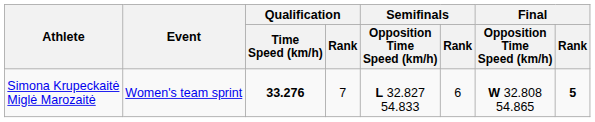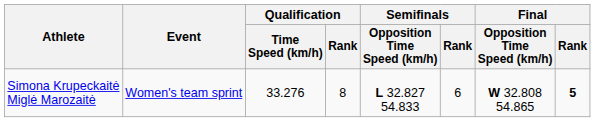(285, 93) bold -> (285, 93) normal
(343, 93) 7 -> (343, 93) 8
